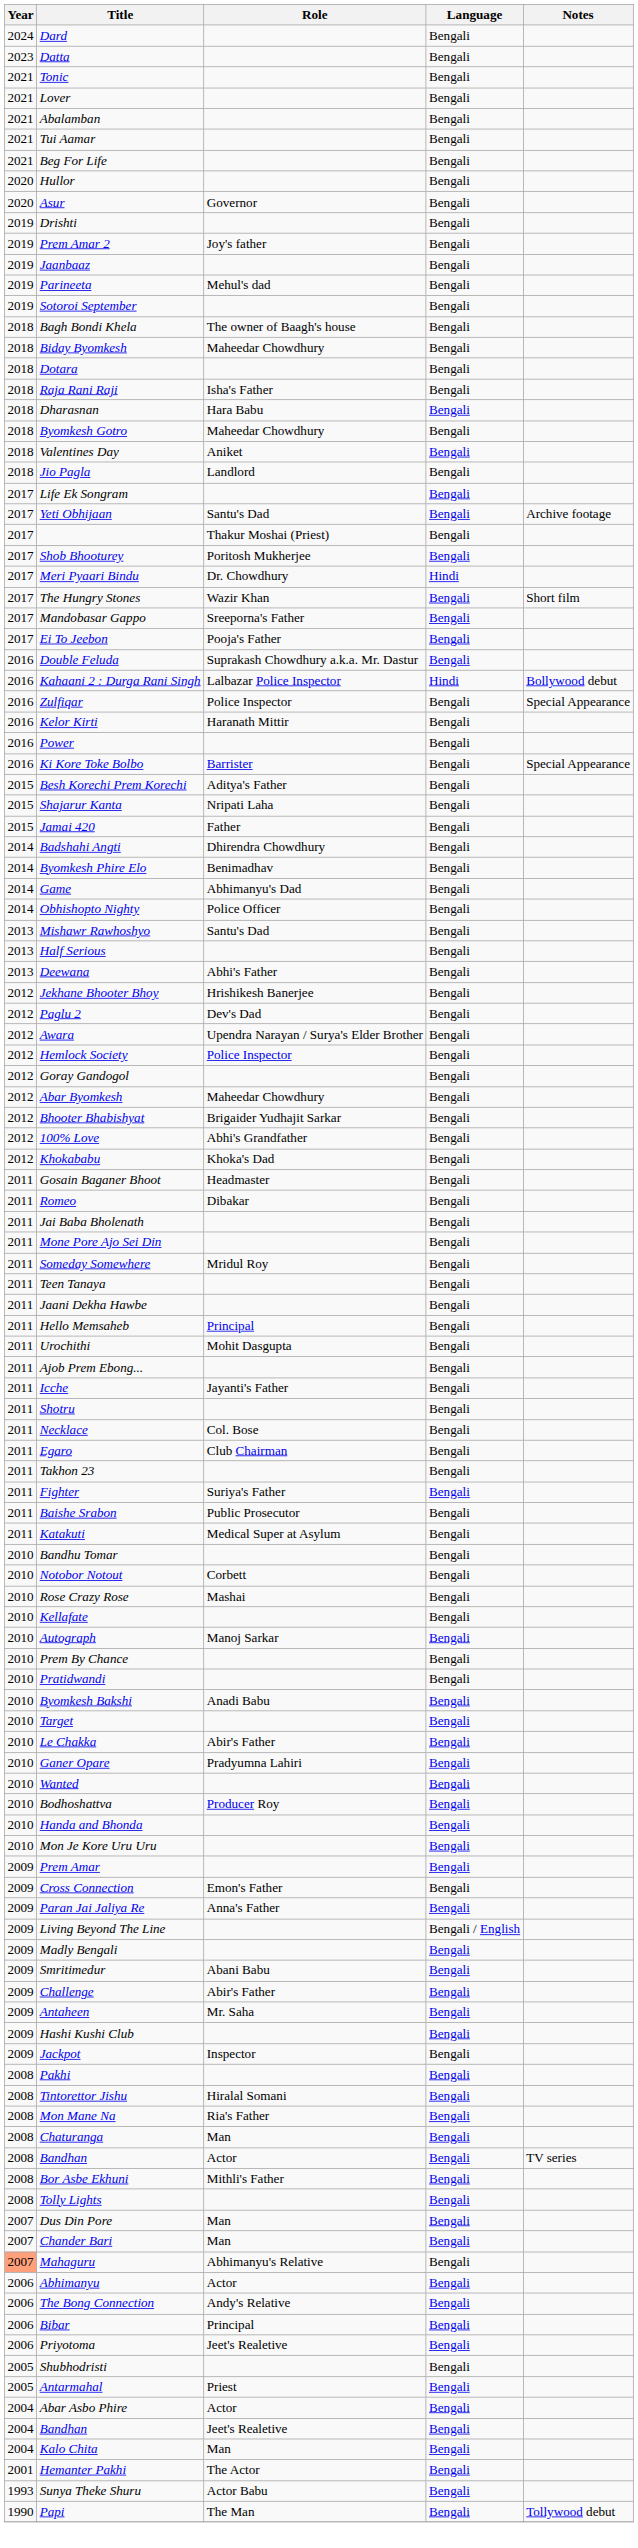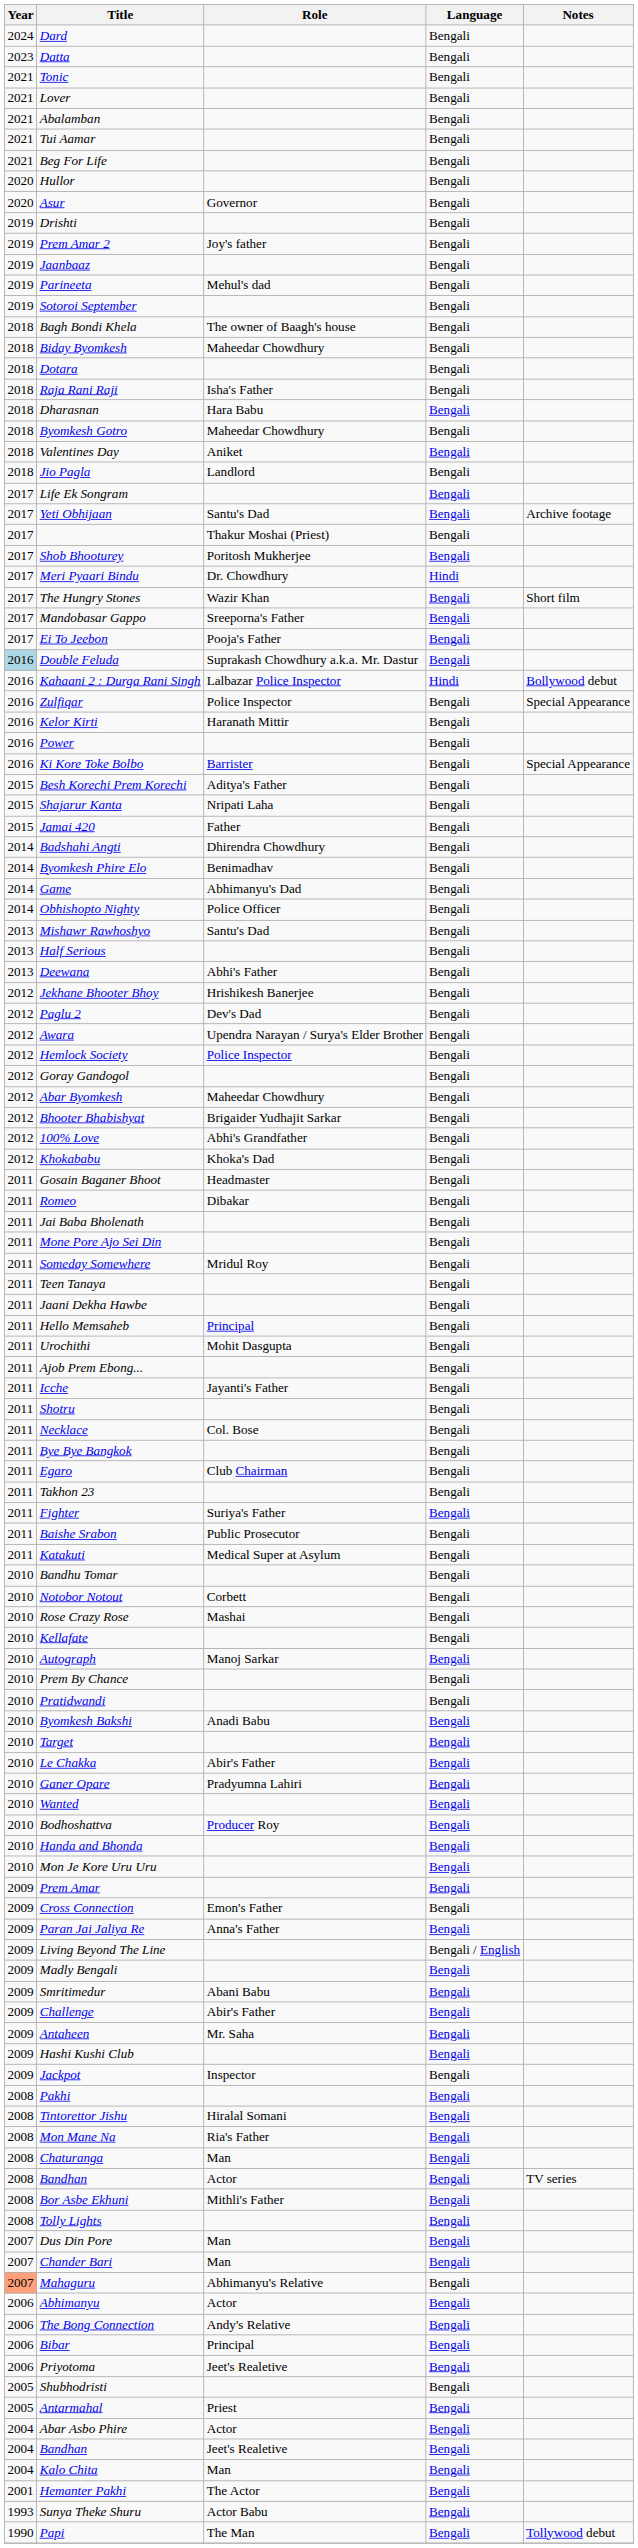(21, 659) no background -> (21, 659) lightblue background
+ row: (86, 1450)
